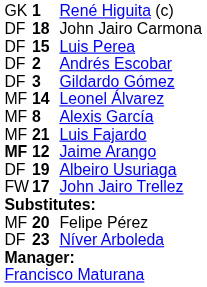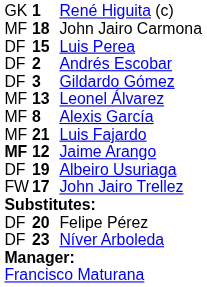(15, 28) DF -> (16, 28) MF
(41, 99) 14 -> (41, 99) 13
(16, 222) MF -> (15, 222) DF
